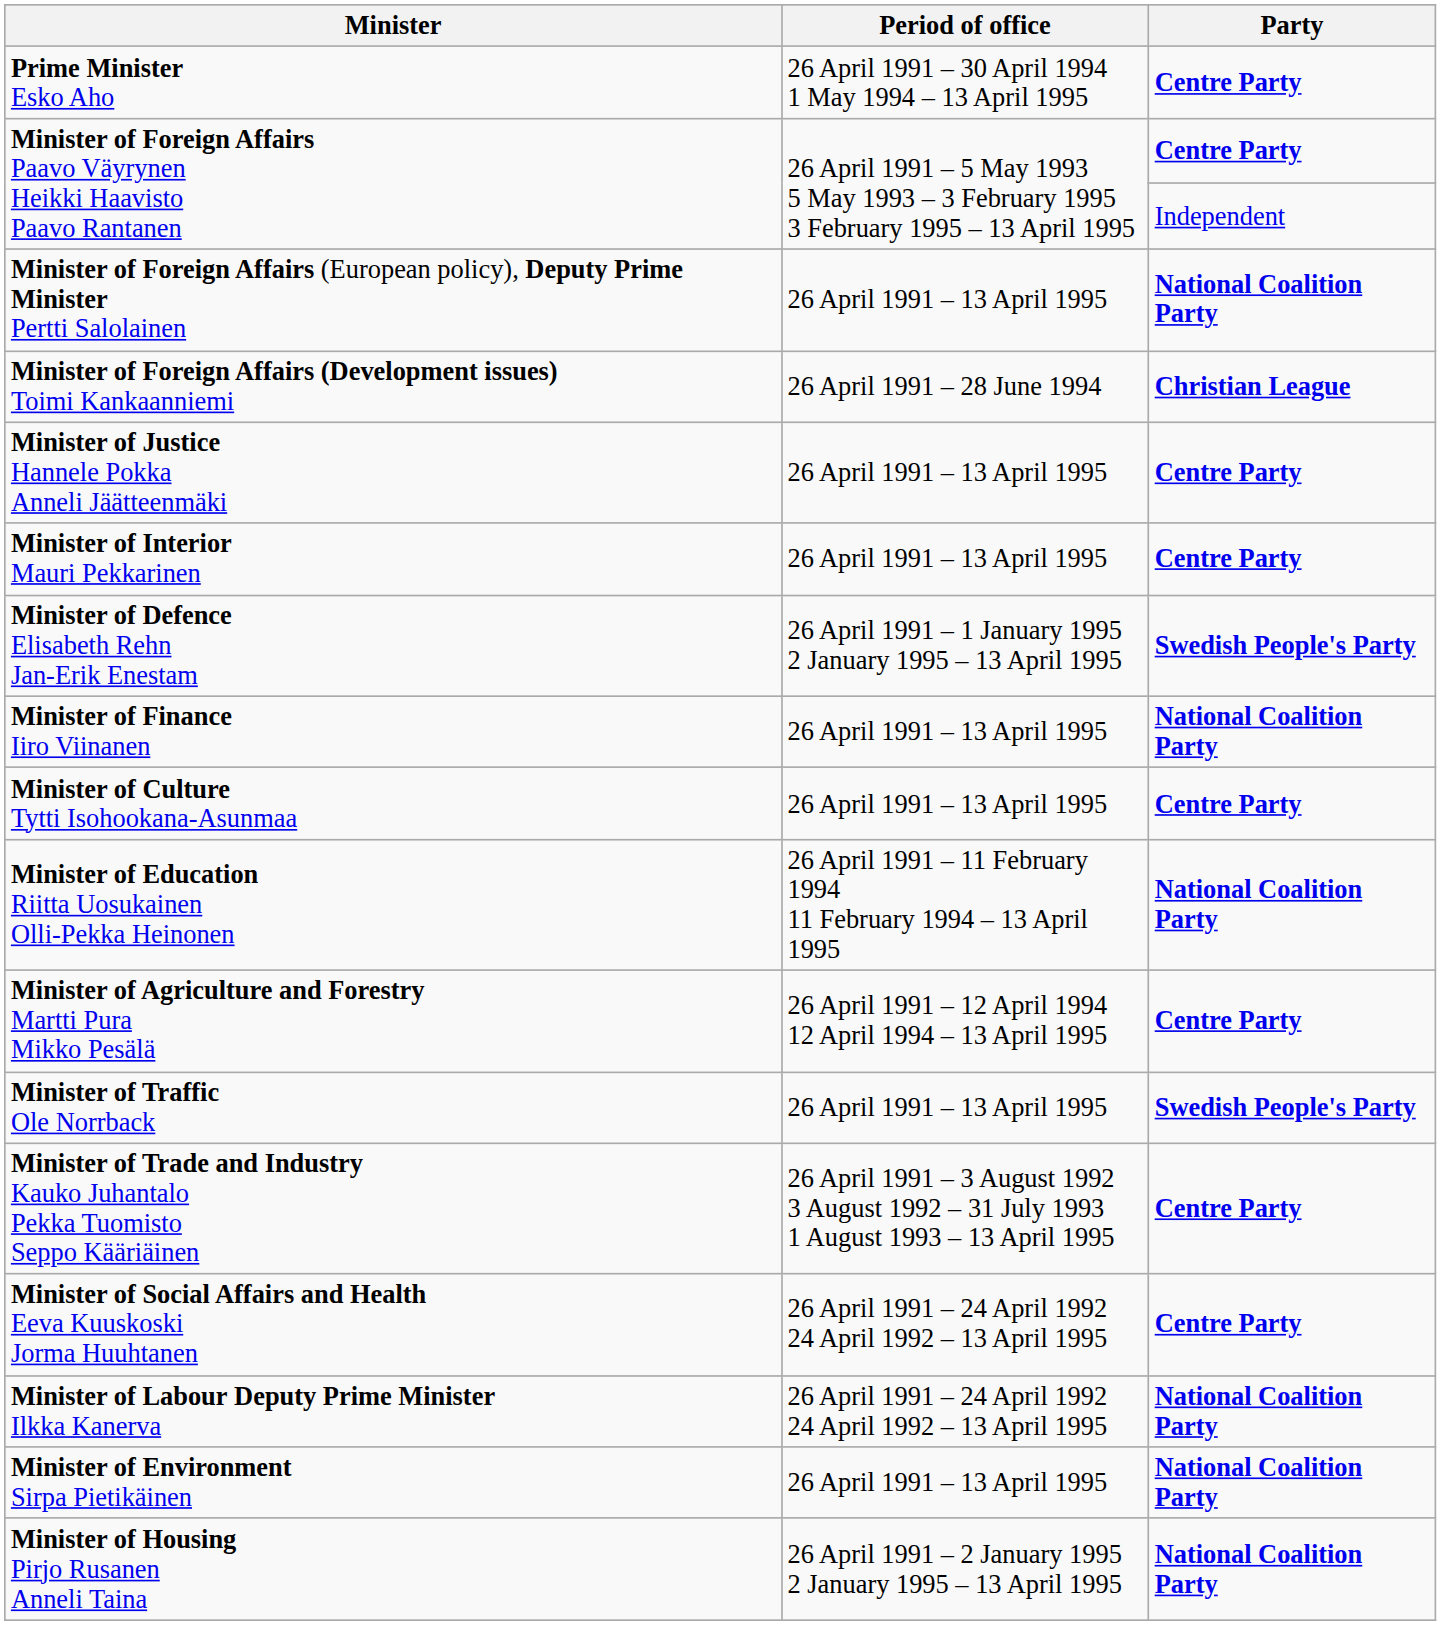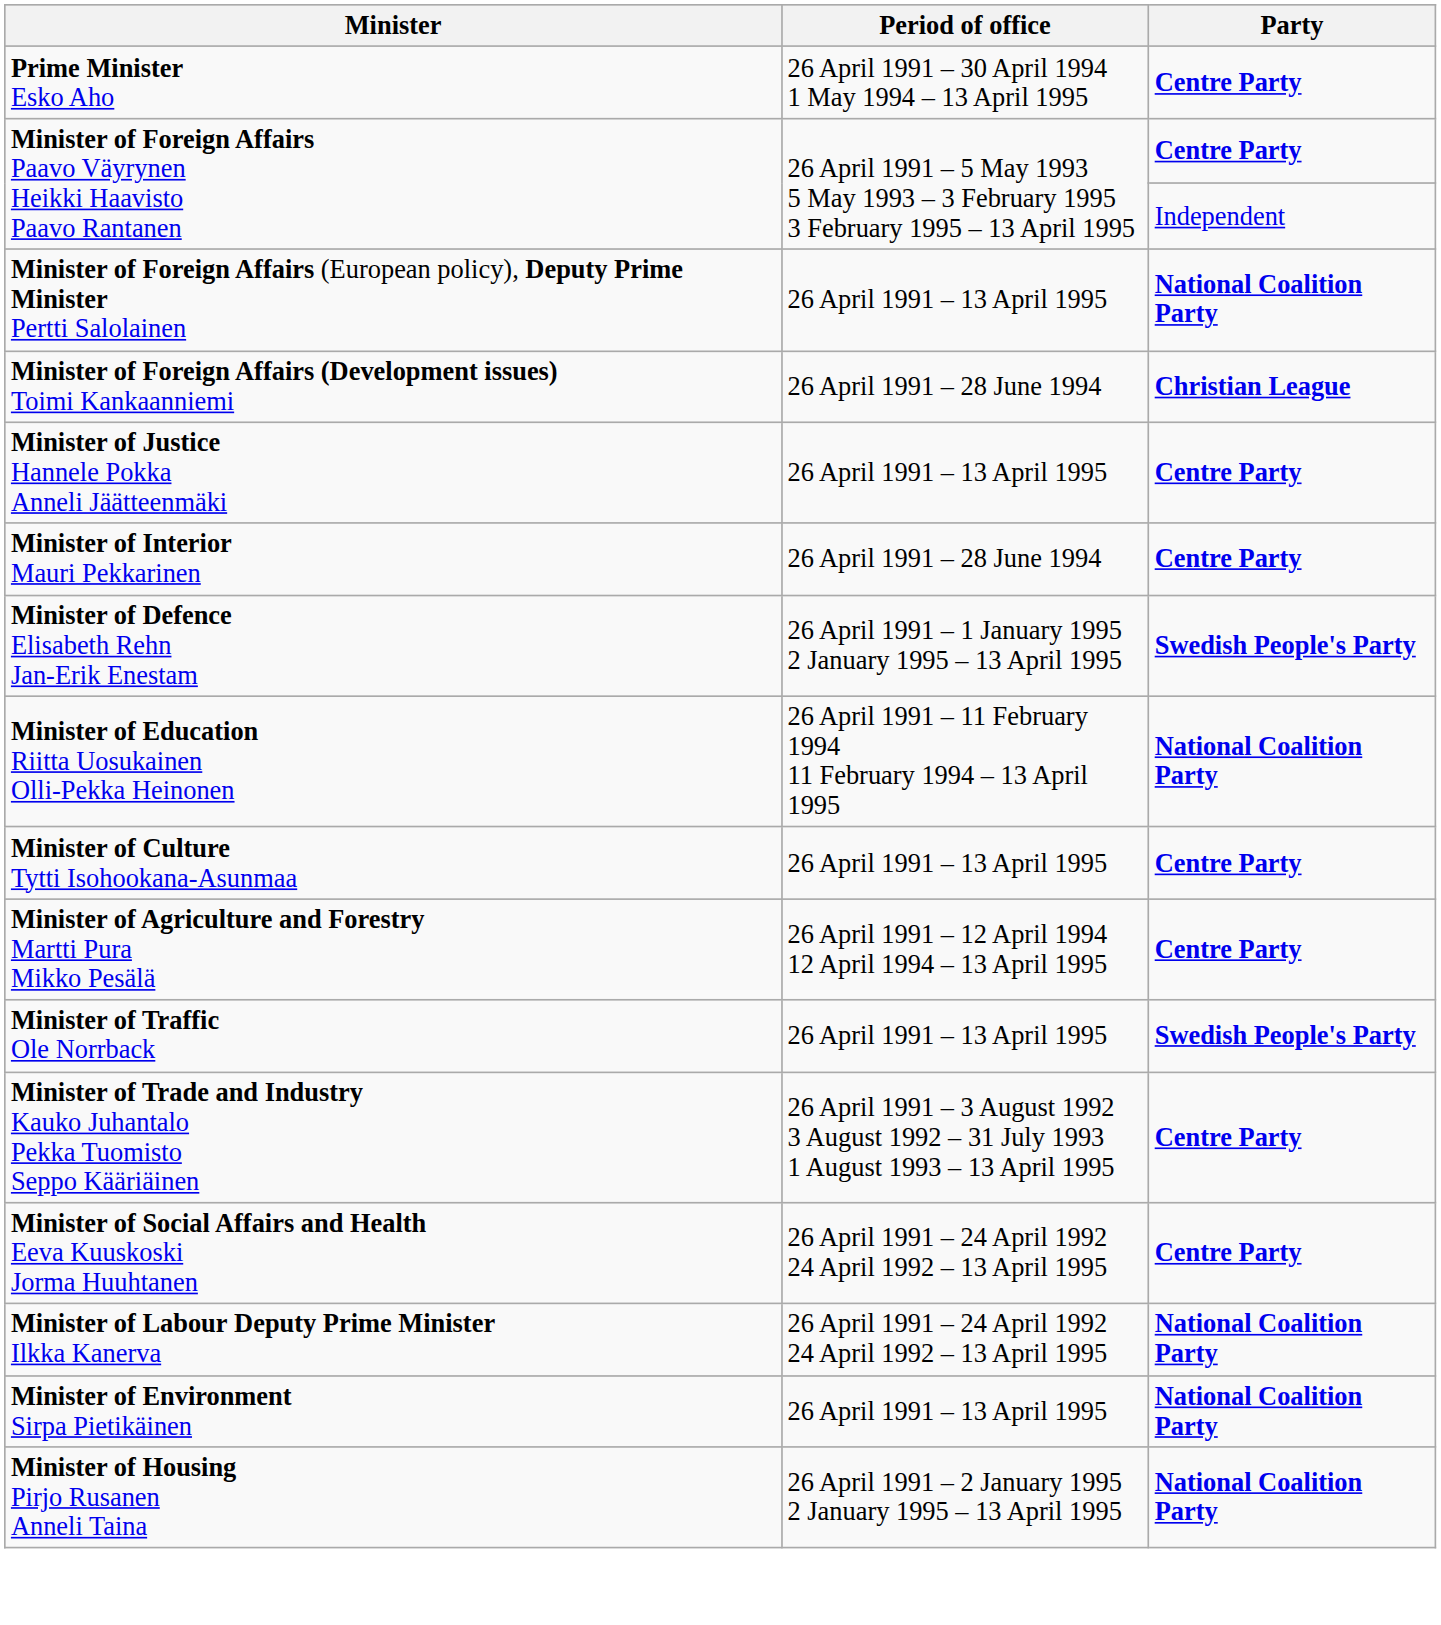(947, 558) 26 April 1991 – 13 April 1995 -> (944, 558) 26 April 1991 – 28 June 1994
- row: (121, 731)
rows swapped: (135, 904) <-> (154, 803)
